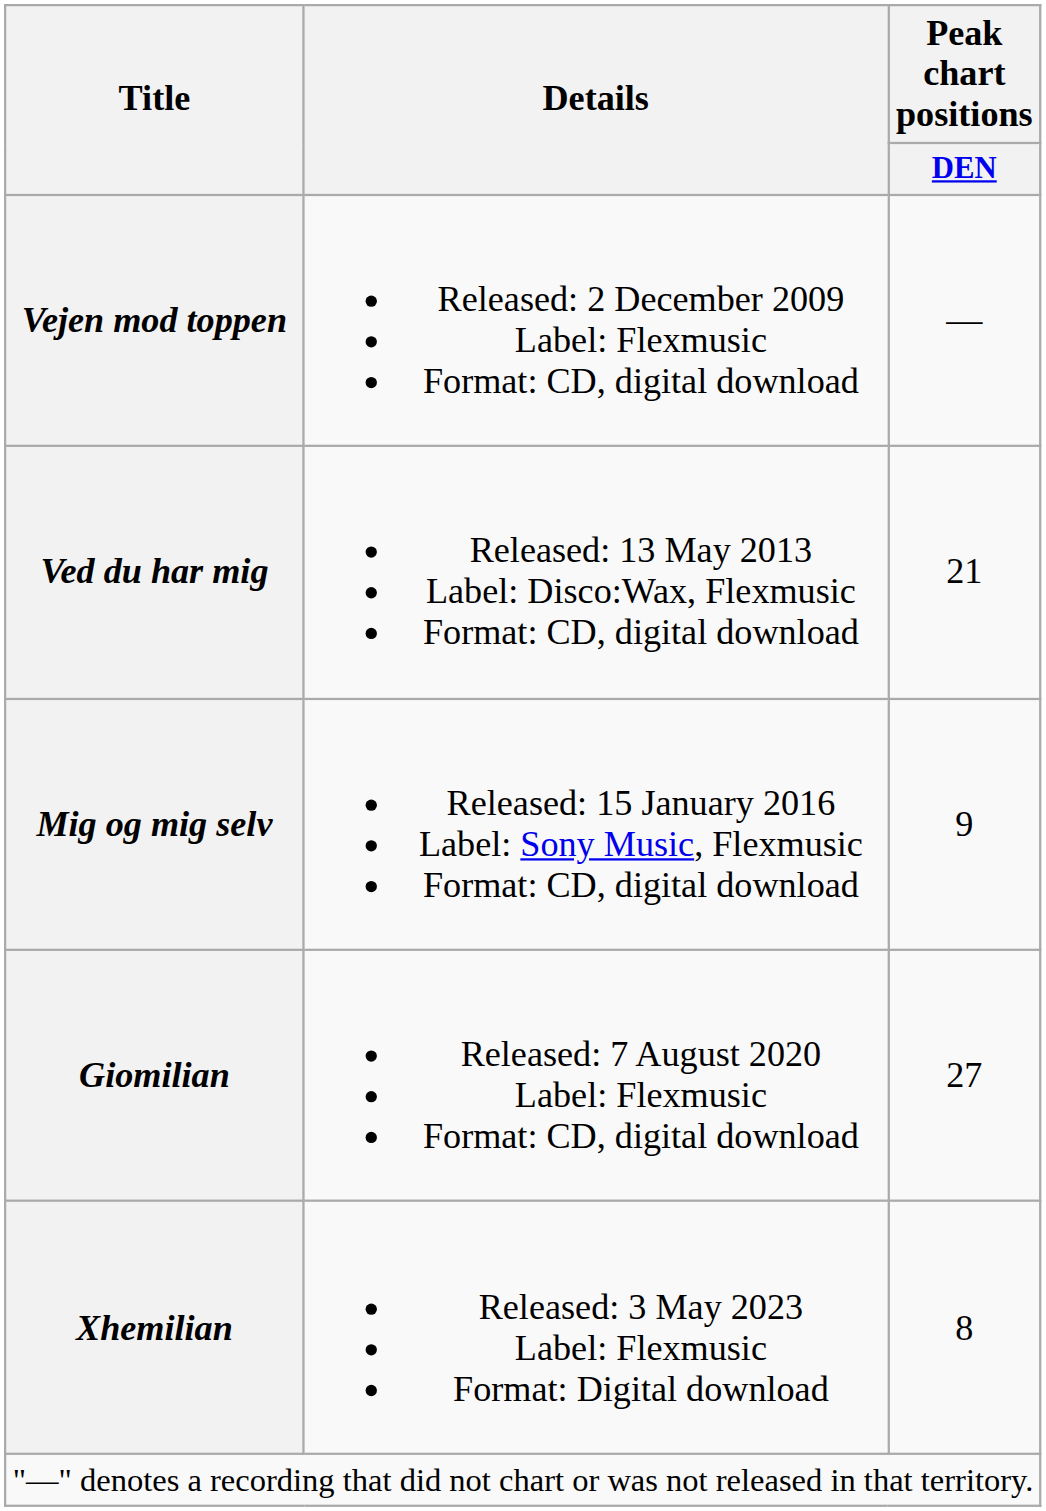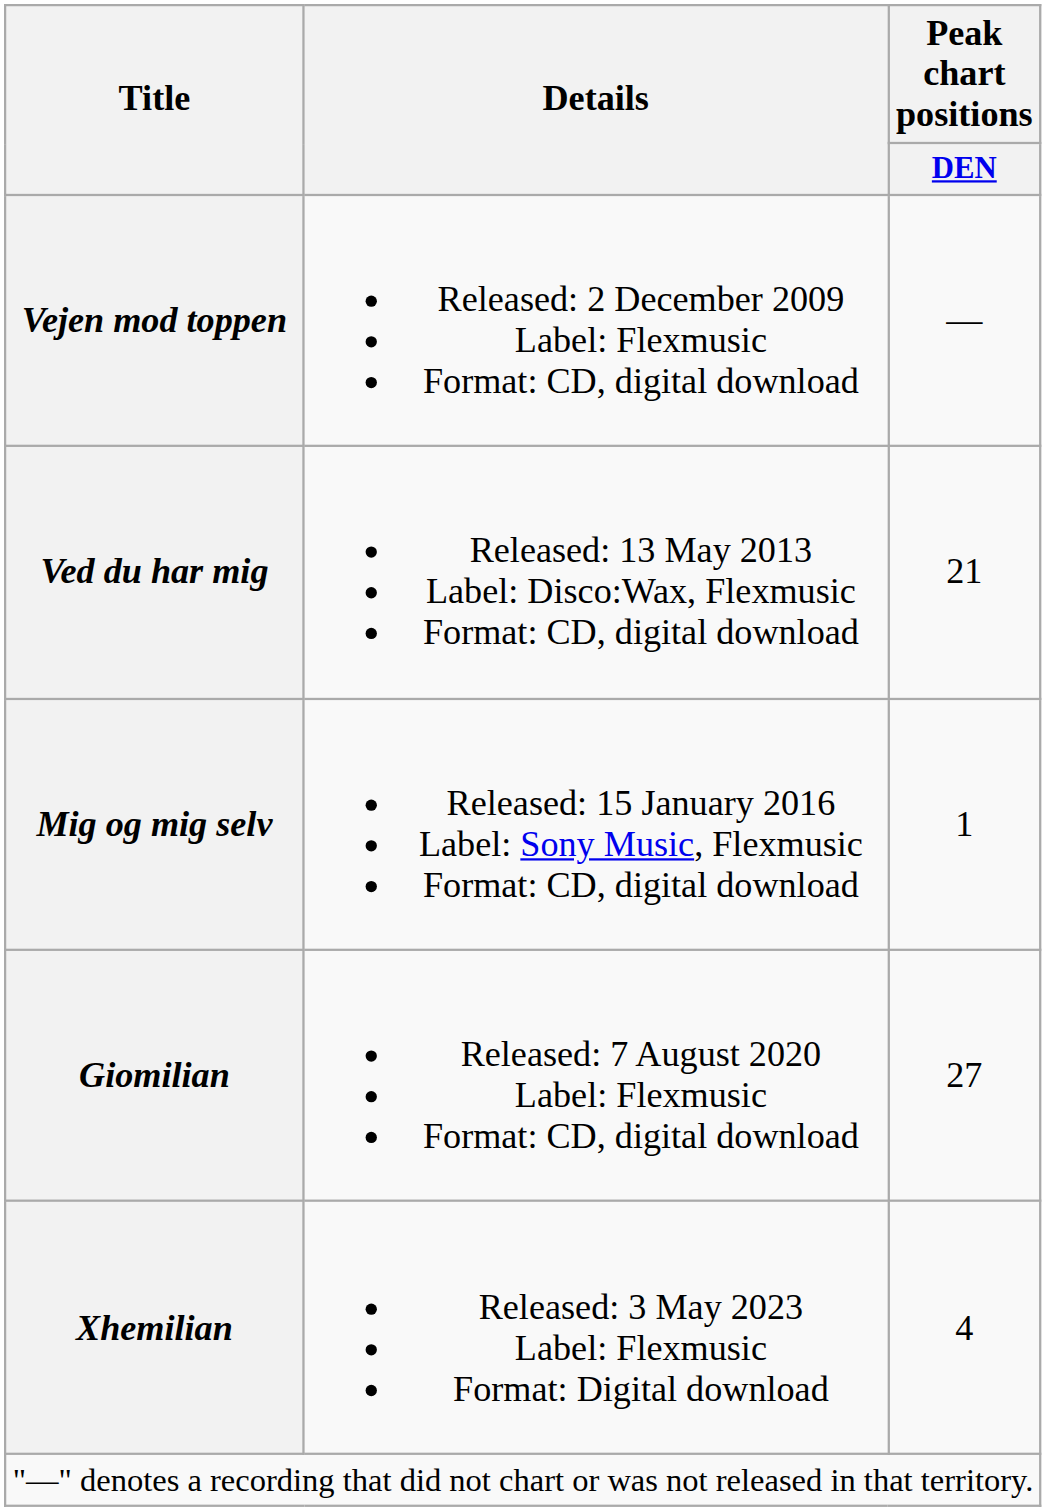(964, 823) 9 -> (964, 823) 1
(964, 1326) 8 -> (964, 1326) 4
